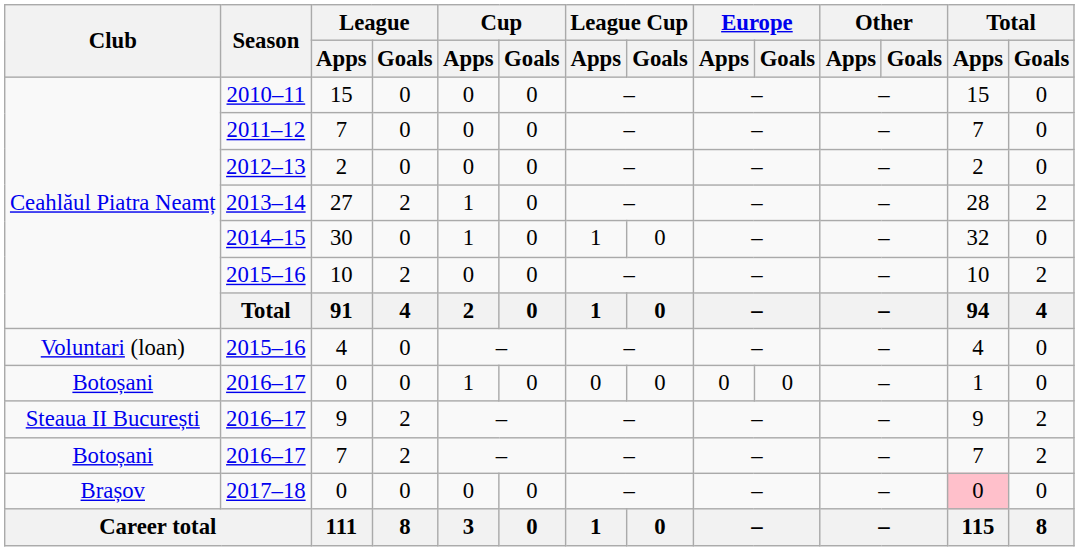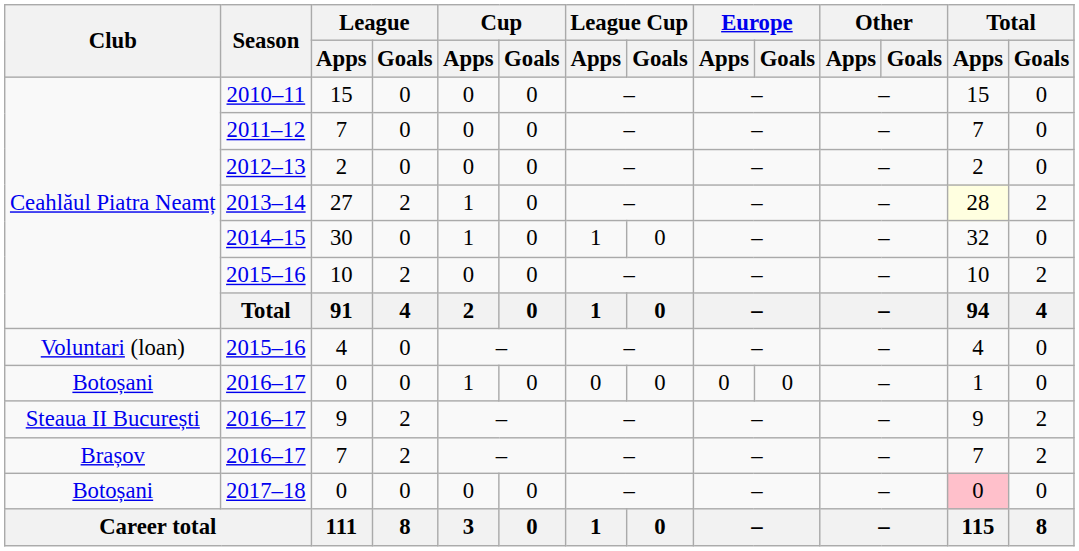(978, 202) no background -> (978, 202) lightyellow background
(113, 454) Botoșani -> (113, 454) Brașov
(113, 490) Brașov -> (113, 490) Botoșani
